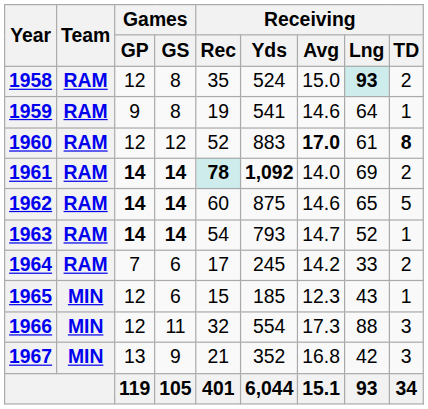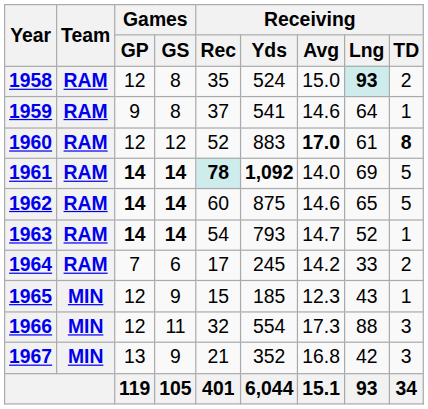(218, 111) 19 -> (218, 111) 37
(406, 173) 2 -> (406, 173) 5
(175, 296) 6 -> (175, 296) 9
